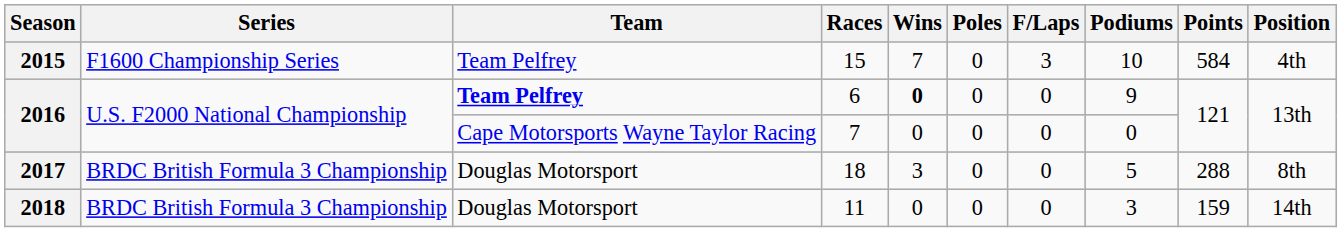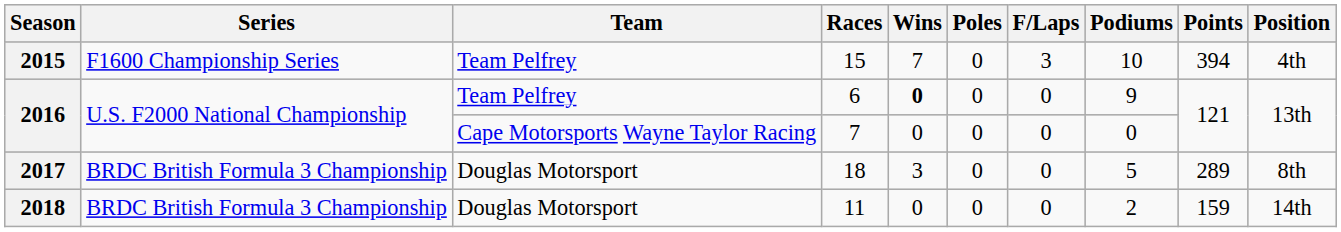(1213, 60) 584 -> (1213, 60) 394
(520, 96) bold -> (517, 96) normal
(1213, 170) 288 -> (1213, 170) 289
(1131, 207) 3 -> (1131, 207) 2
